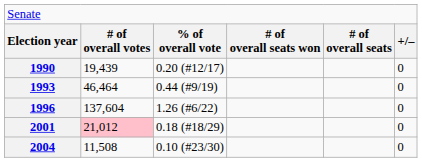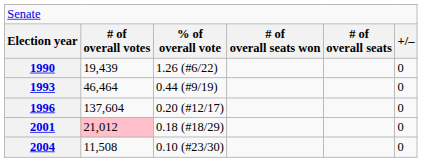(190, 68) 0.20 (#12/17) -> (187, 68) 1.26 (#6/22)
(187, 107) 1.26 (#6/22) -> (190, 107) 0.20 (#12/17)
